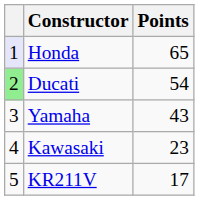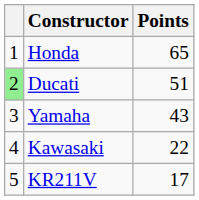(14, 52) lavender background -> (14, 52) no background
(179, 84) 54 -> (179, 84) 51
(179, 147) 23 -> (179, 147) 22
